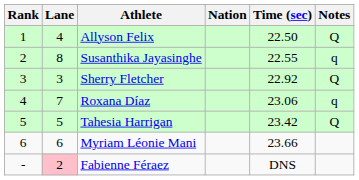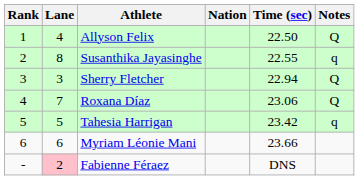(282, 79) 22.92 -> (282, 79) 22.94
(334, 100) q -> (334, 100) Q
(334, 121) Q -> (334, 121) q
